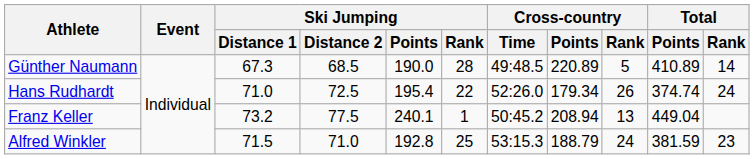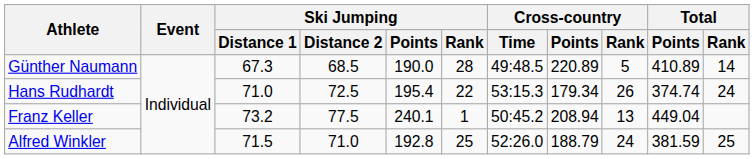(517, 92) 52:26.0 -> (517, 92) 53:15.3
(517, 141) 53:15.3 -> (517, 141) 52:26.0
(726, 141) 23 -> (726, 141) 25
